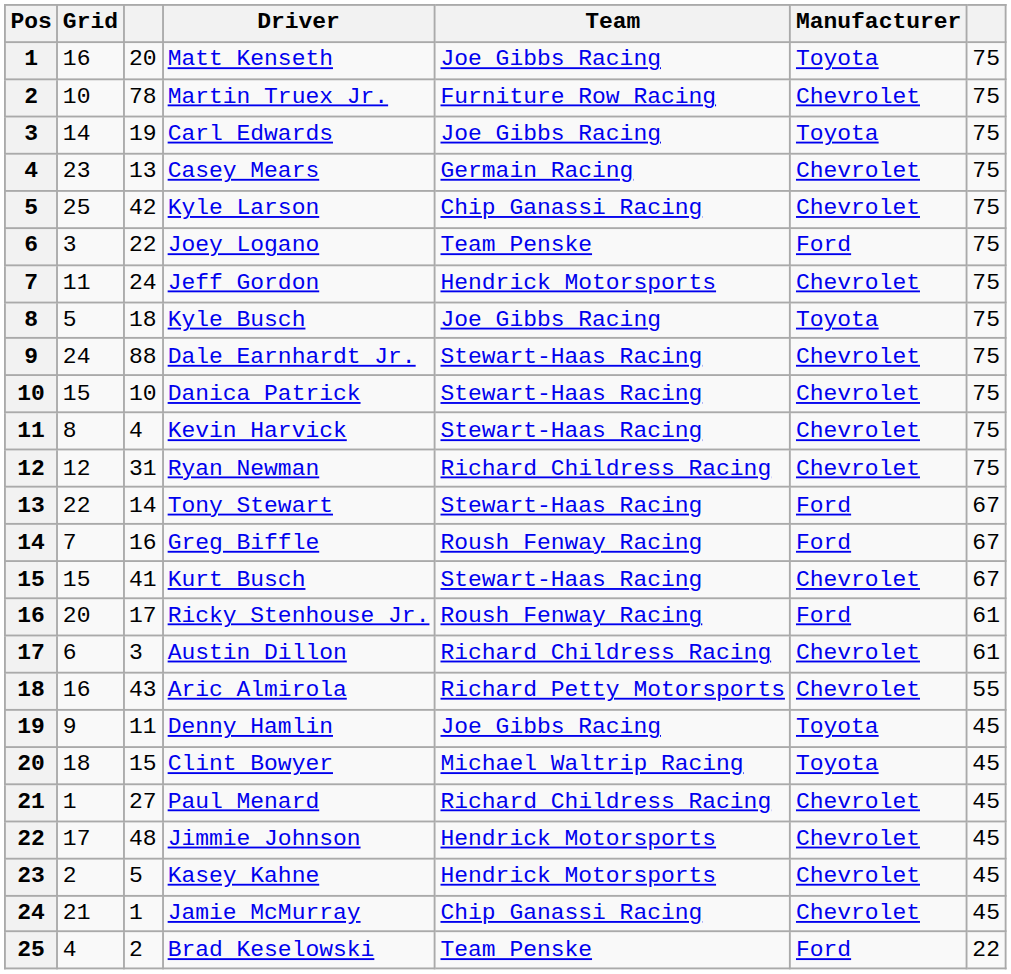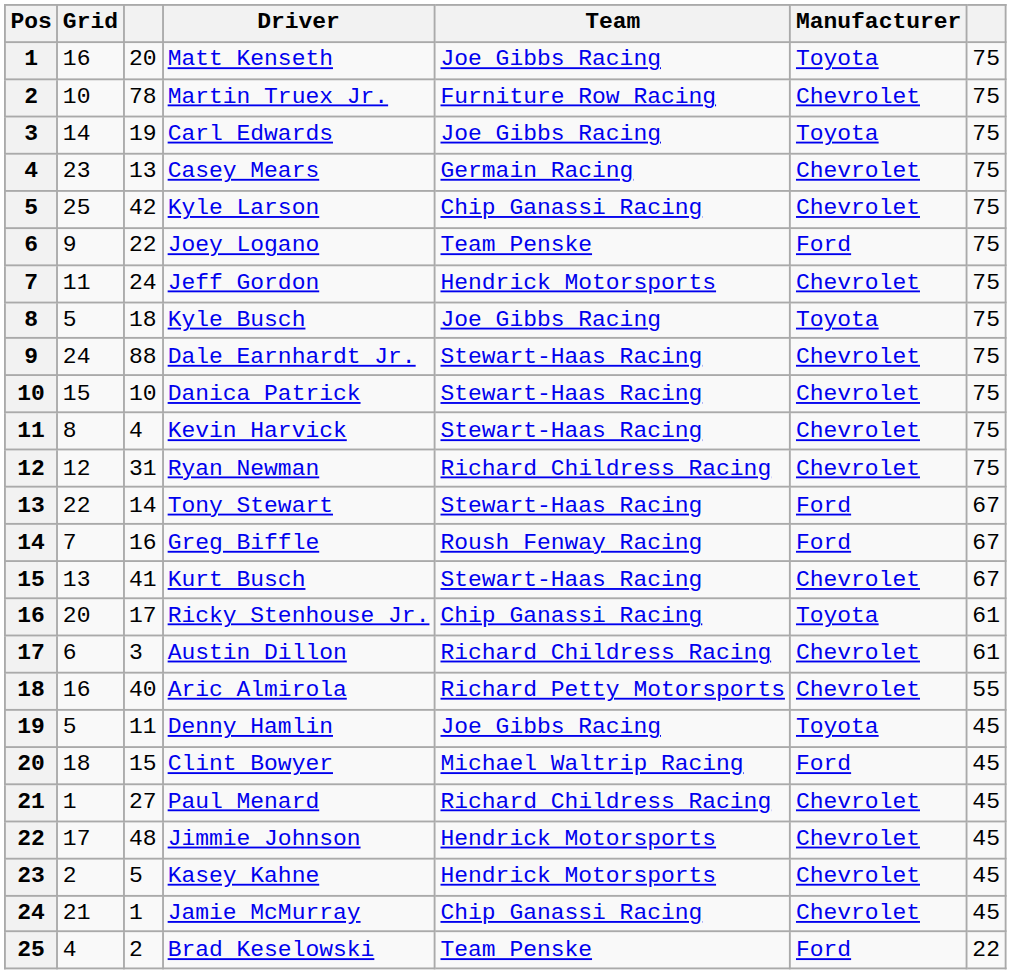(70, 246) 3 -> (70, 246) 9
(77, 580) 15 -> (77, 580) 13
(571, 617) Roush Fenway Racing -> (571, 617) Chip Ganassi Racing
(824, 617) Ford -> (837, 617) Toyota
(143, 691) 43 -> (143, 691) 40
(70, 728) 9 -> (70, 728) 5
(837, 765) Toyota -> (824, 765) Ford
